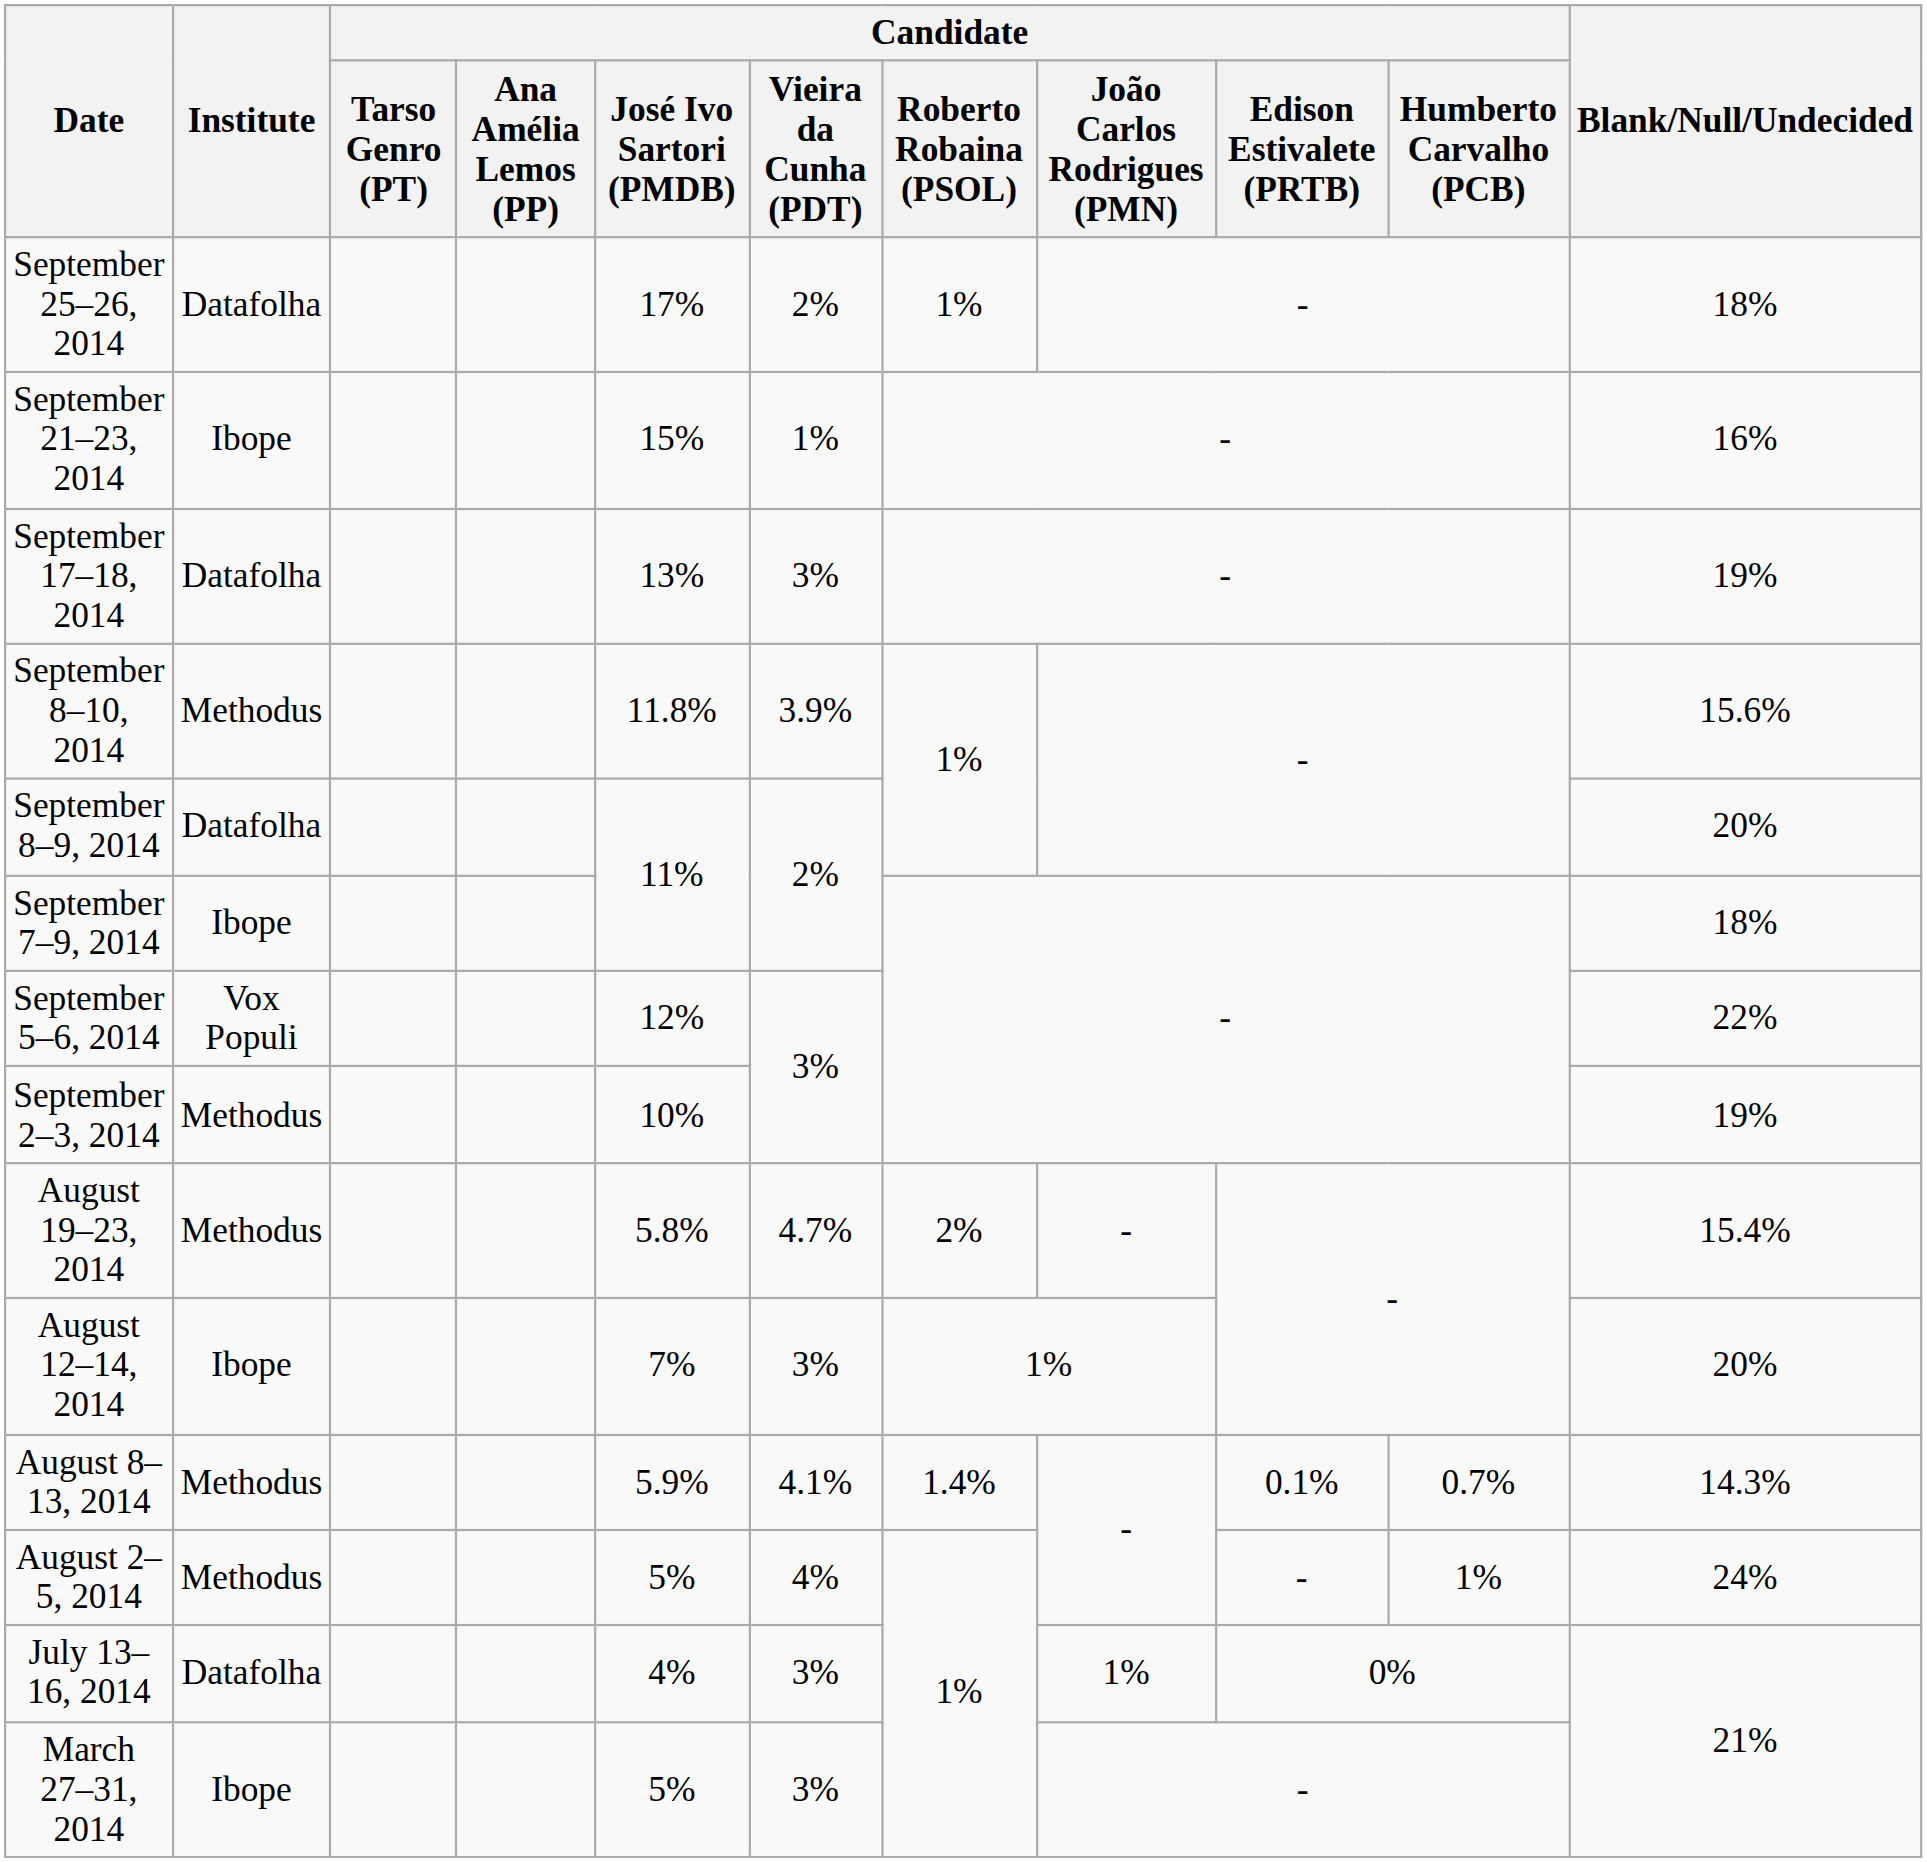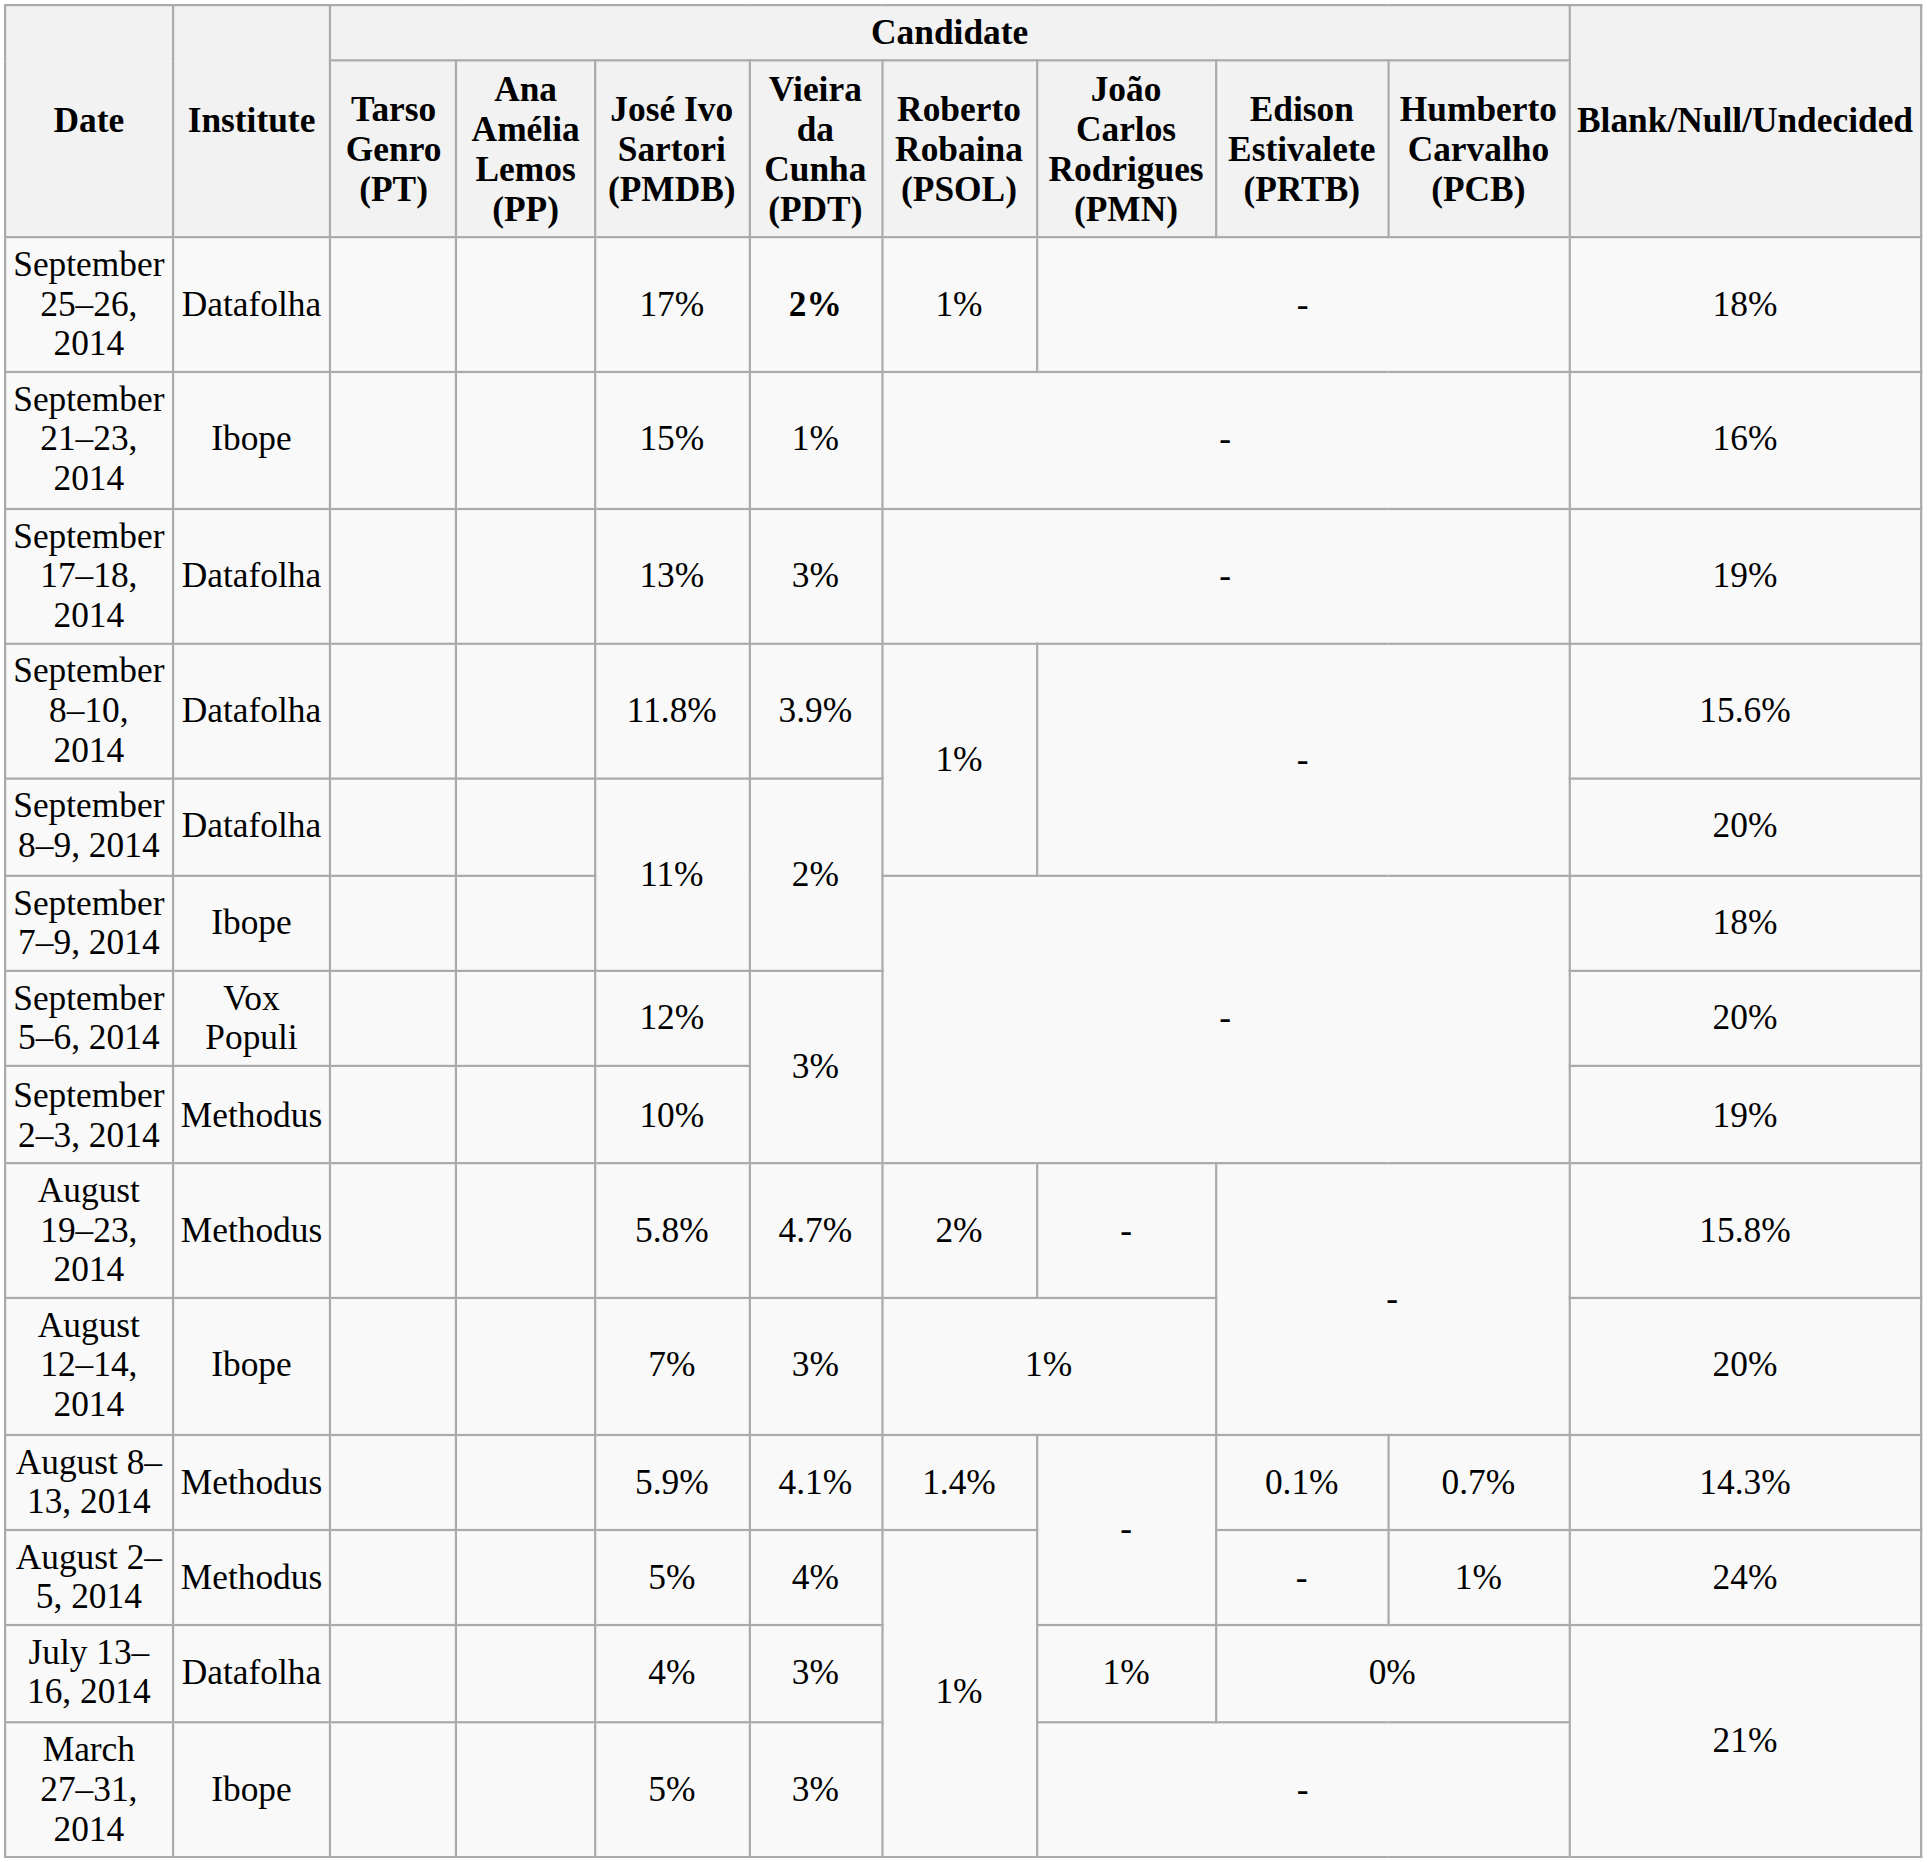(815, 303) normal -> (815, 303) bold
(251, 710) Methodus -> (251, 710) Datafolha
(1745, 1018) 22% -> (1745, 1018) 20%
(1745, 1229) 15.4% -> (1745, 1229) 15.8%
